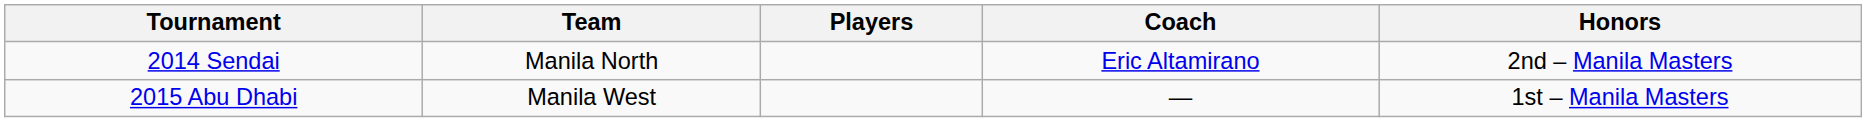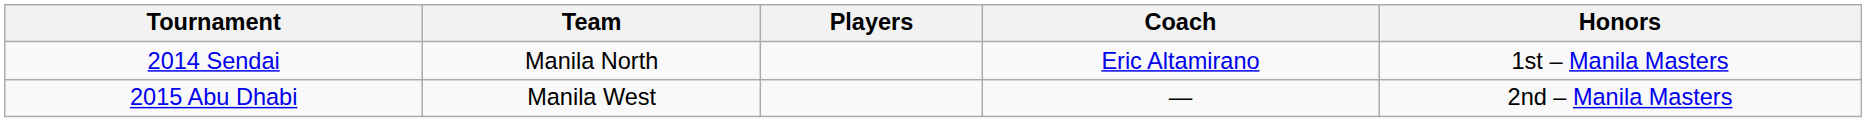(1620, 60) 2nd – Manila Masters -> (1620, 60) 1st – Manila Masters
(1620, 97) 1st – Manila Masters -> (1620, 97) 2nd – Manila Masters
